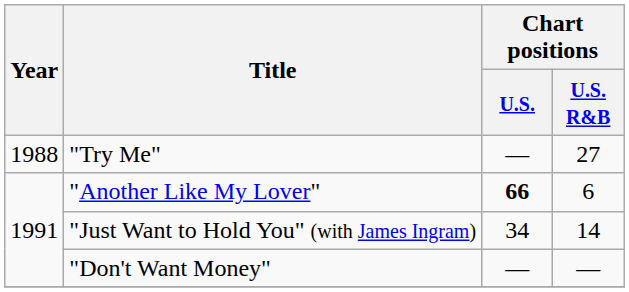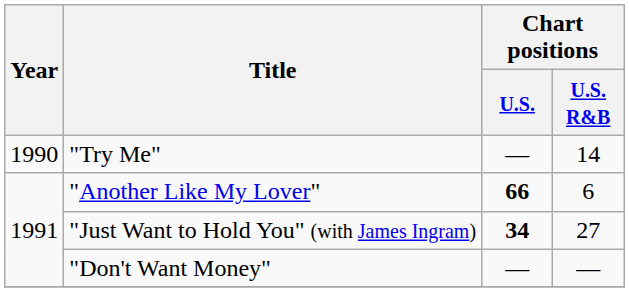(34, 153) 1988 -> (34, 153) 1990
(588, 153) 27 -> (588, 153) 14
(517, 229) normal -> (517, 229) bold
(588, 229) 14 -> (588, 229) 27
